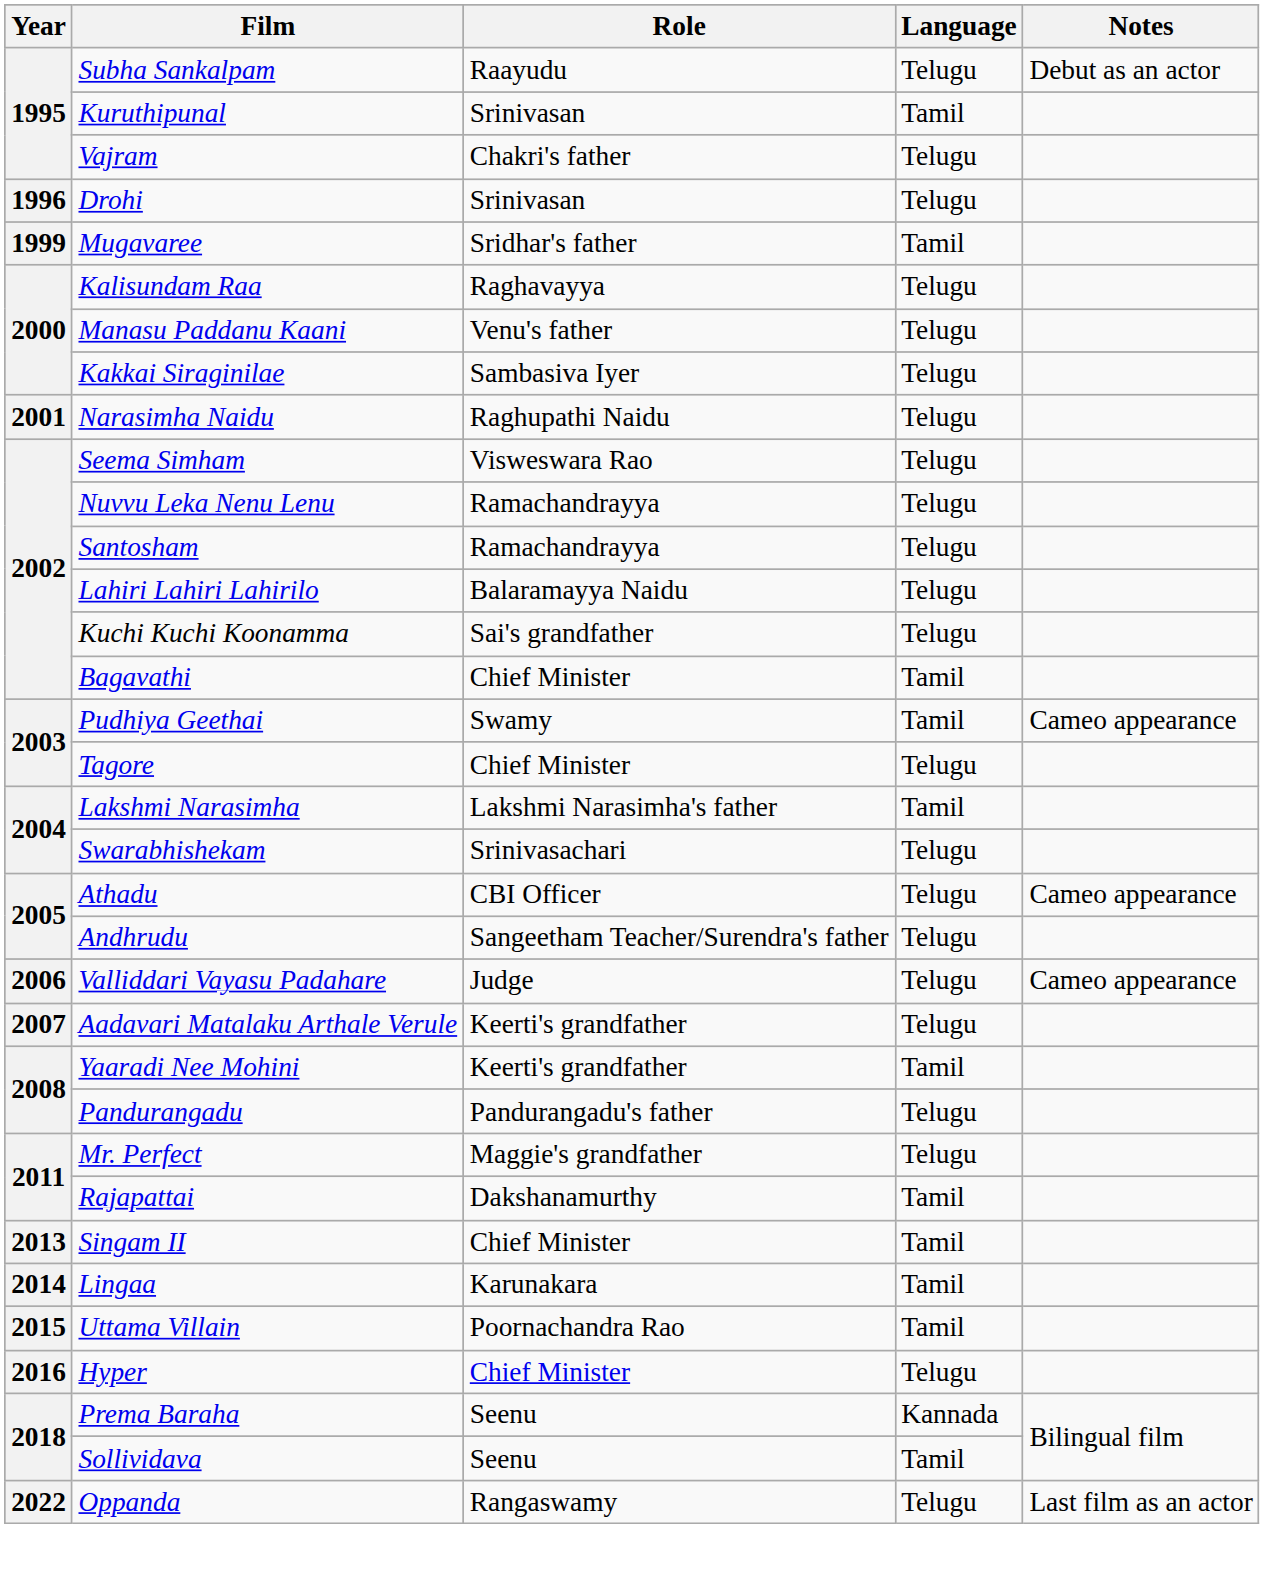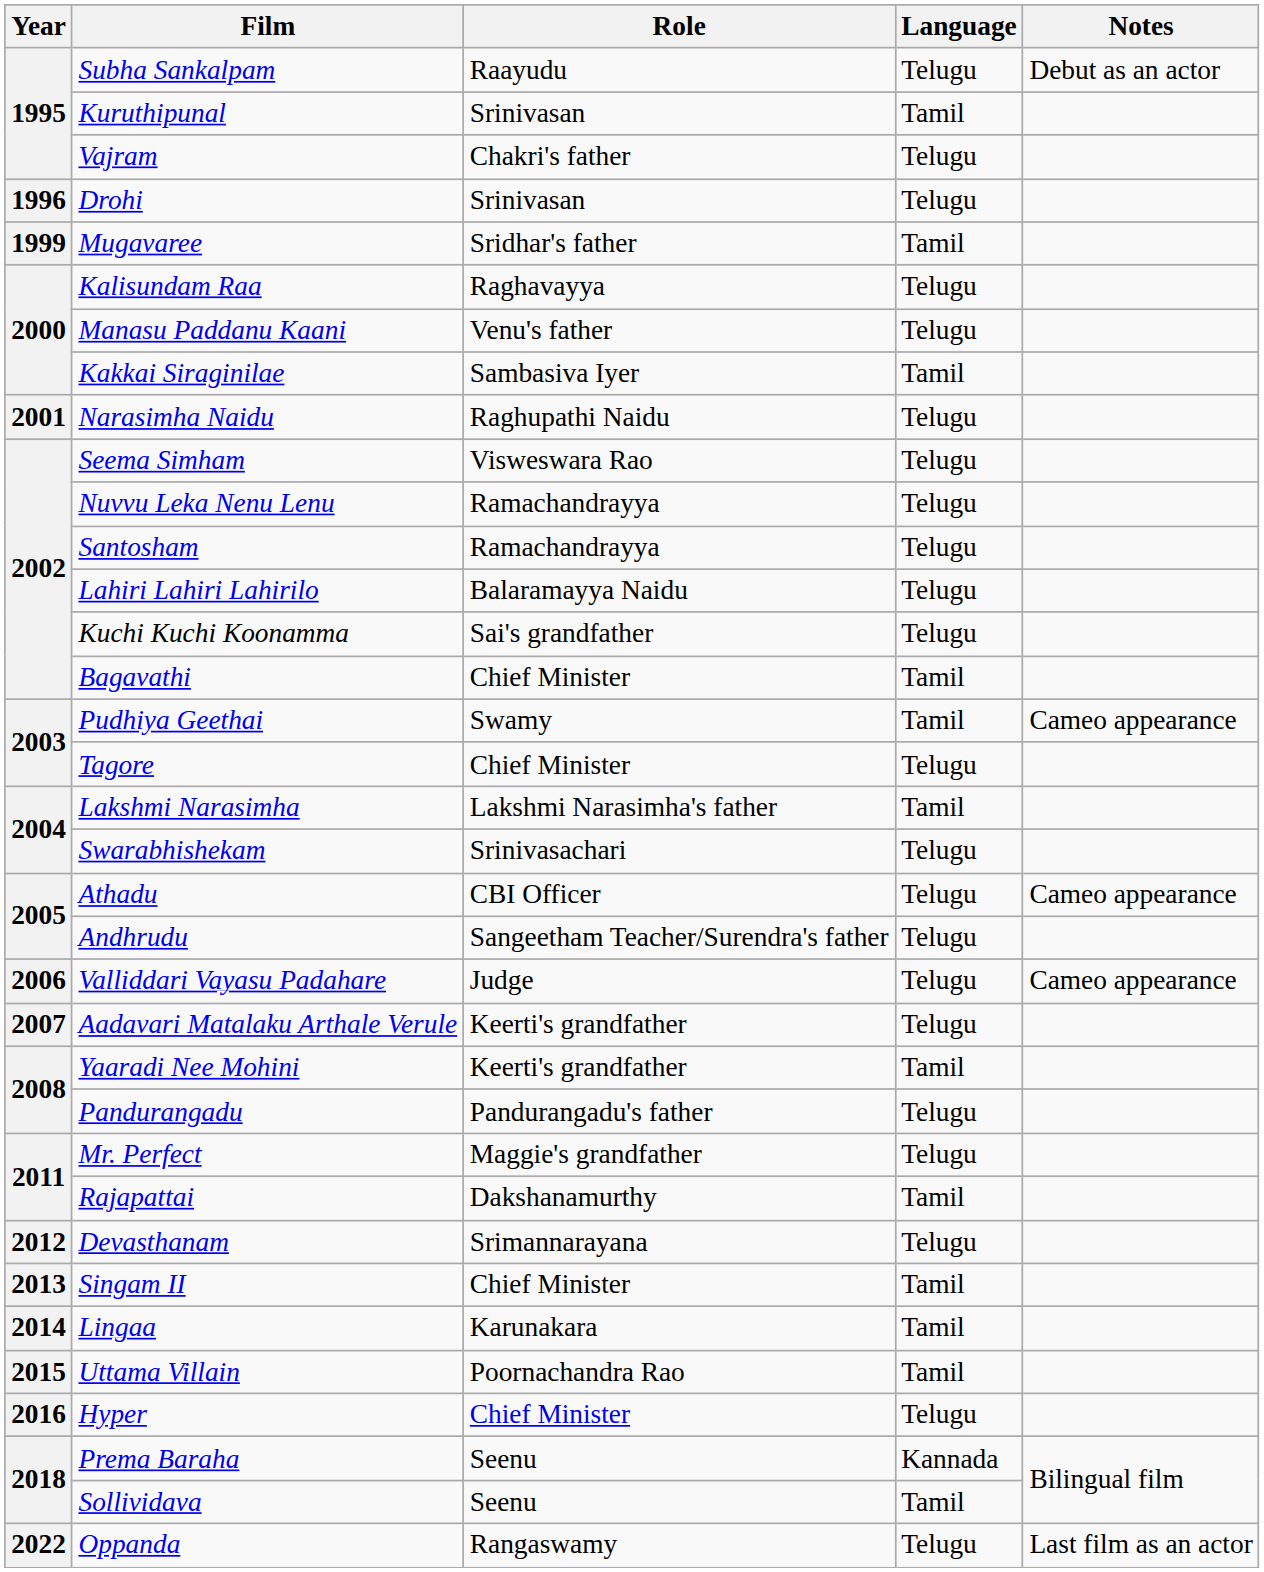(939, 373) Telugu -> (933, 373) Tamil
+ row: (154, 1241)
